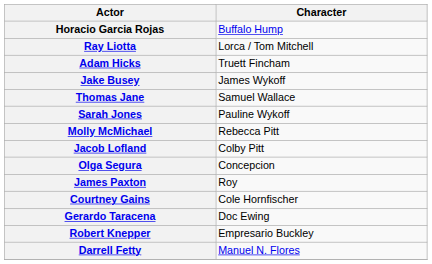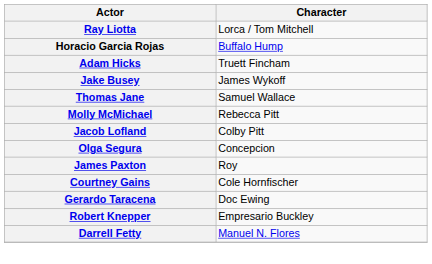rows swapped: (110, 47) <-> (110, 30)
- row: (110, 115)
